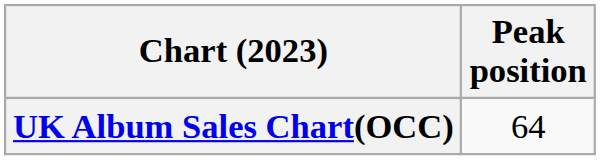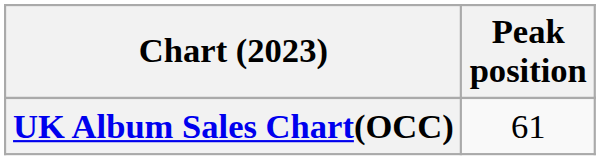(528, 125) 64 -> (528, 125) 61
